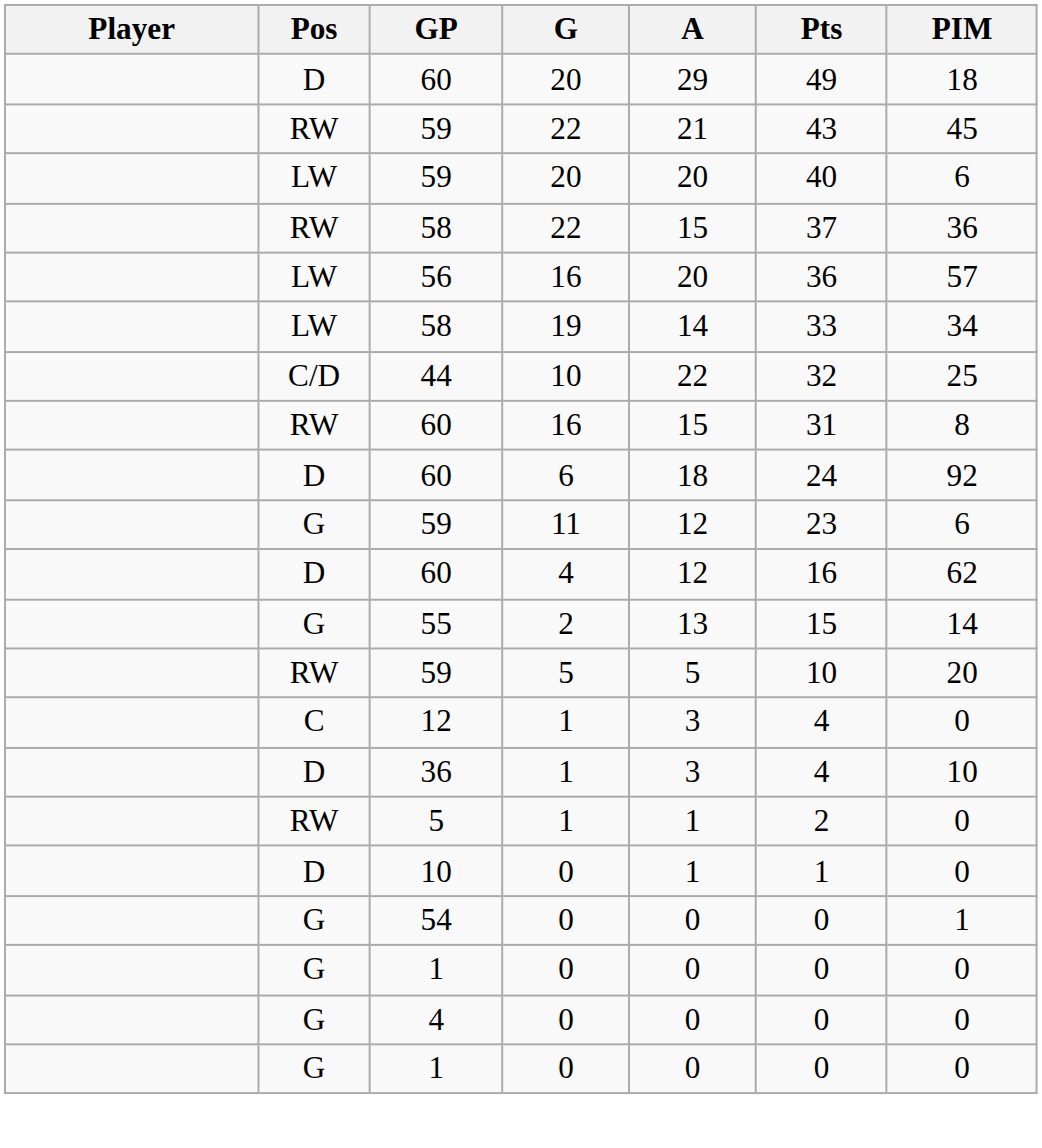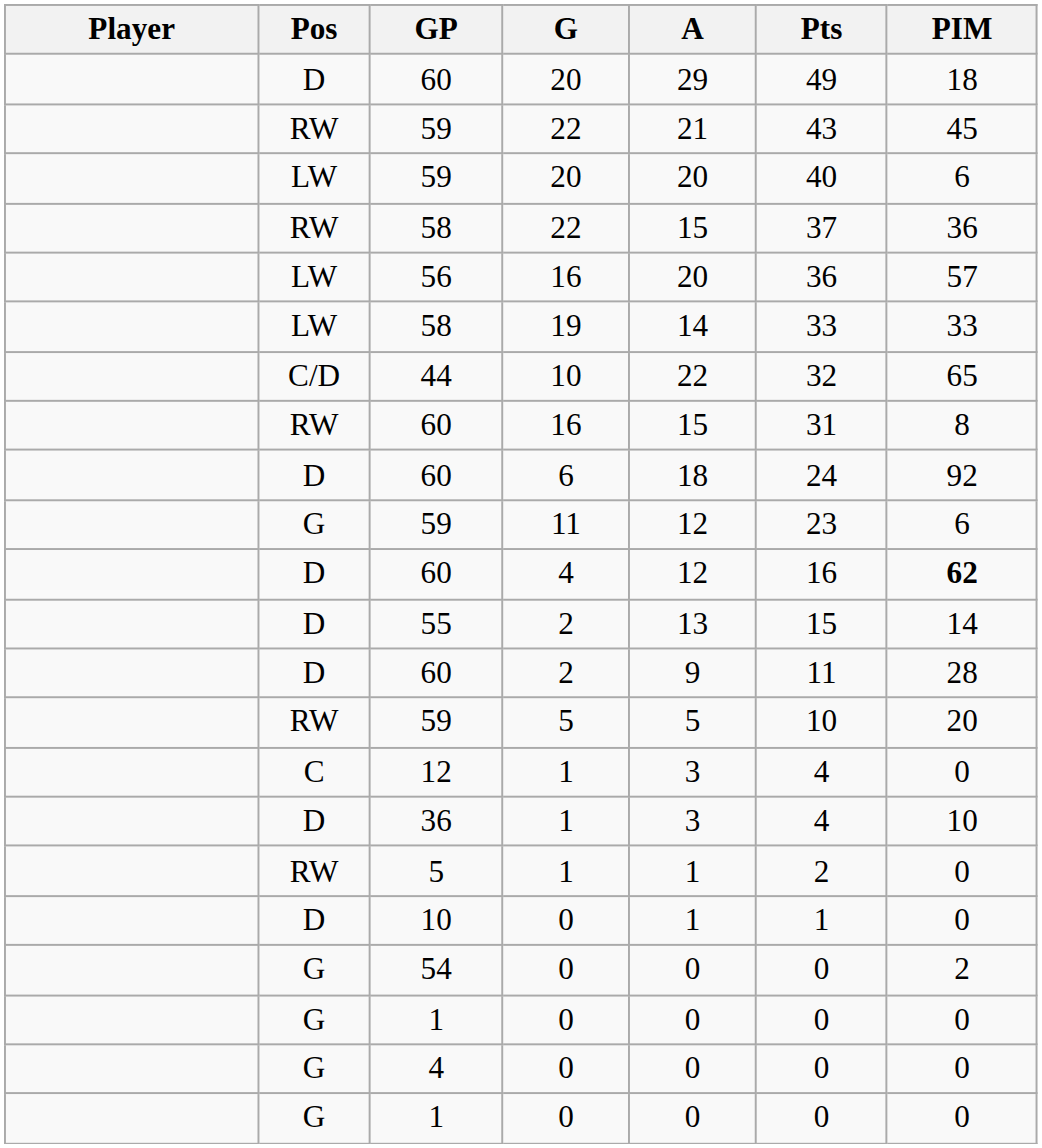(962, 326) 34 -> (962, 326) 33
(962, 375) 25 -> (962, 375) 65
(962, 573) normal -> (962, 573) bold
(314, 623) G -> (314, 623) D
+ row: (436, 672)
(962, 919) 1 -> (962, 969) 2
